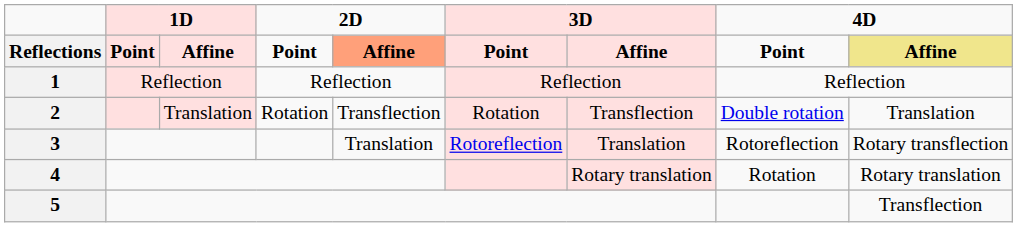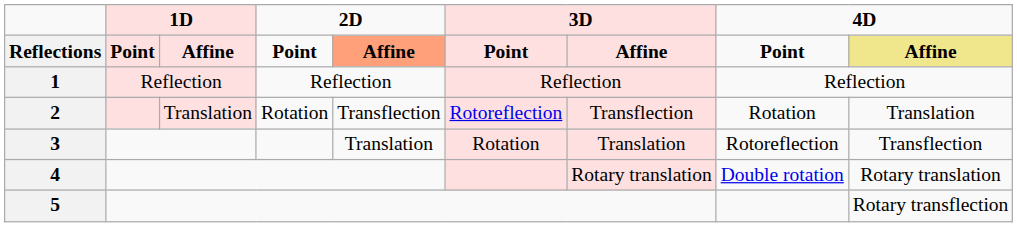(506, 112) Rotation -> (506, 112) Rotoreflection
(782, 112) Double rotation -> (782, 112) Rotation
(506, 143) Rotoreflection -> (506, 143) Rotation
(931, 143) Rotary transflection -> (931, 143) Transflection
(782, 174) Rotation -> (782, 174) Double rotation
(931, 205) Transflection -> (931, 205) Rotary transflection
